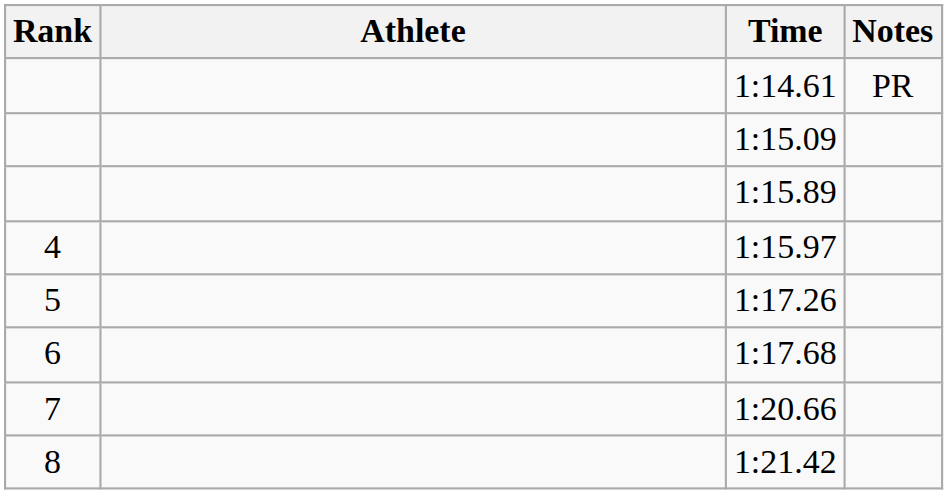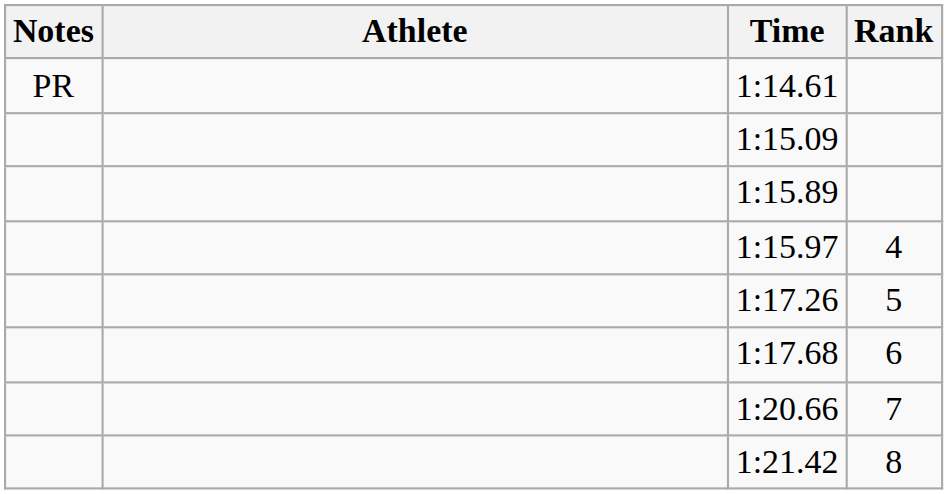columns swapped: (52, 31) <-> (893, 31)
